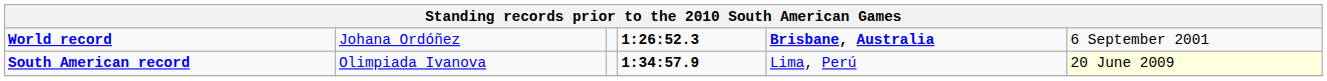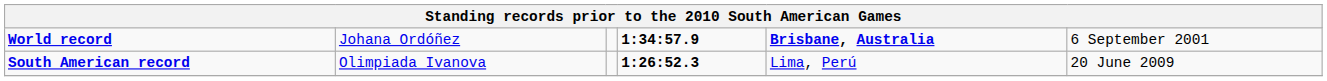(660, 40) 1:26:52.3 -> (660, 40) 1:34:57.9
(660, 63) 1:34:57.9 -> (660, 63) 1:26:52.3
(1122, 63) lightyellow background -> (1122, 63) no background
